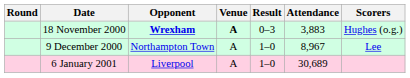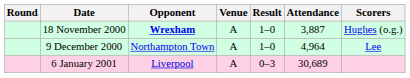(233, 30) bold -> (233, 30) normal
(267, 30) 0–3 -> (267, 30) 1–0
(313, 30) 3,883 -> (313, 30) 3,887
(313, 47) 8,967 -> (313, 47) 4,964
(267, 64) 1–0 -> (267, 64) 0–3
